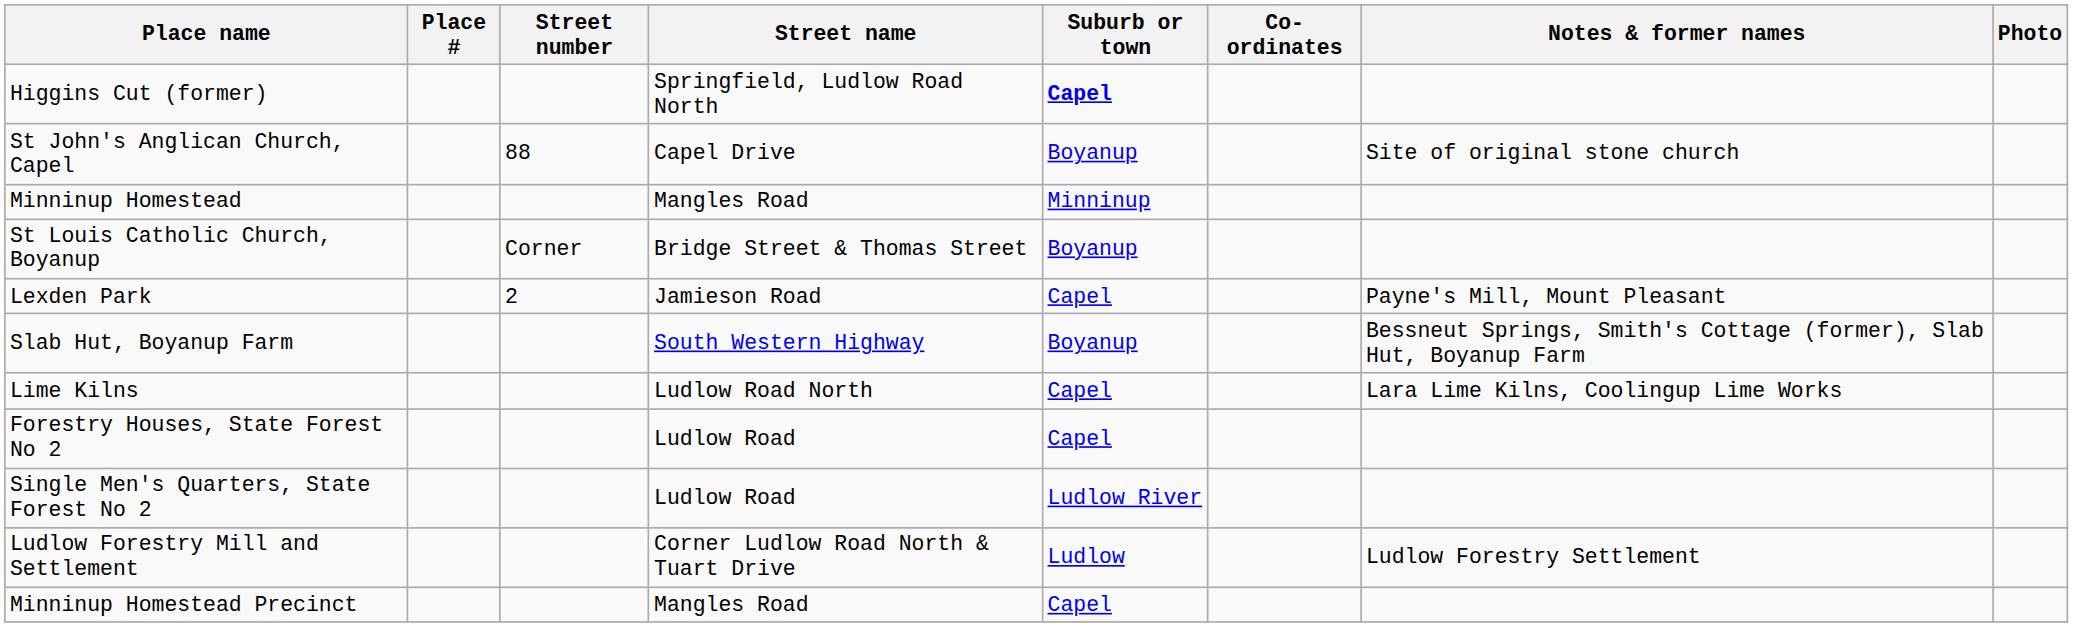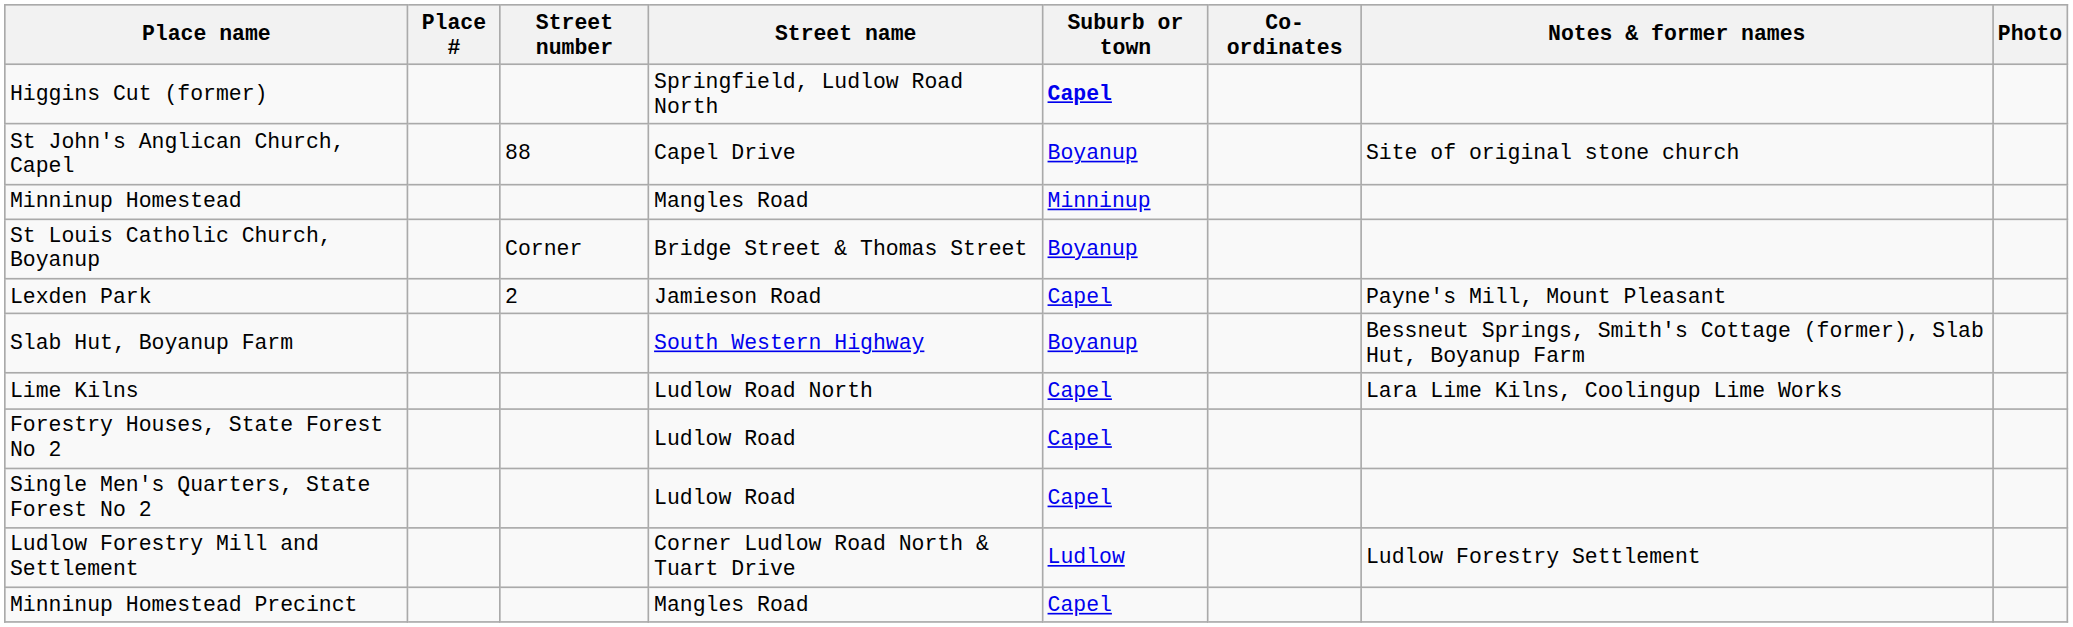(1125, 498) Ludlow River -> (1080, 498) Capel
